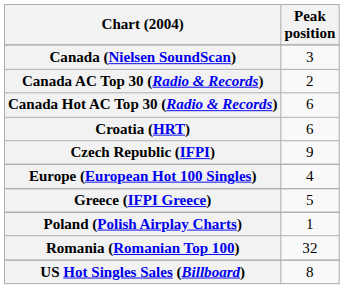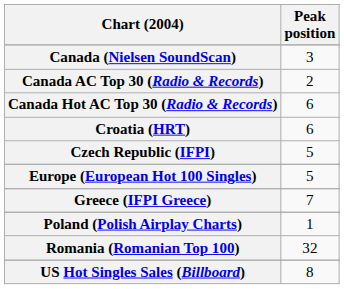(310, 152) 9 -> (310, 152) 5
(310, 176) 4 -> (310, 176) 5
(310, 200) 5 -> (310, 200) 7
